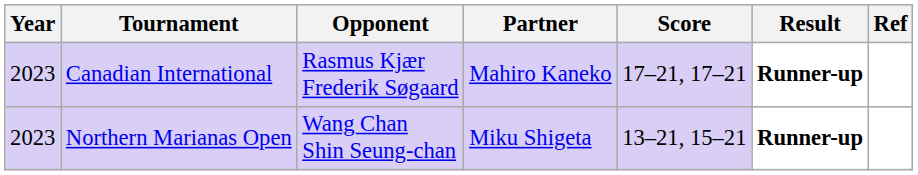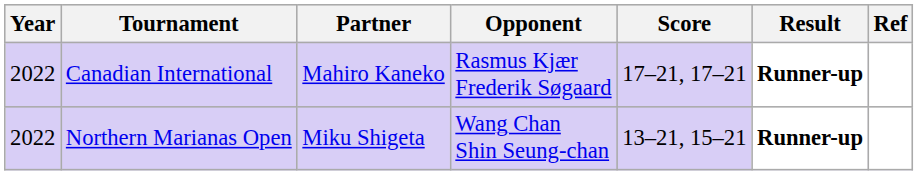columns swapped: (540, 23) <-> (380, 23)
(33, 74) 2023 -> (33, 74) 2022
(33, 138) 2023 -> (33, 138) 2022
